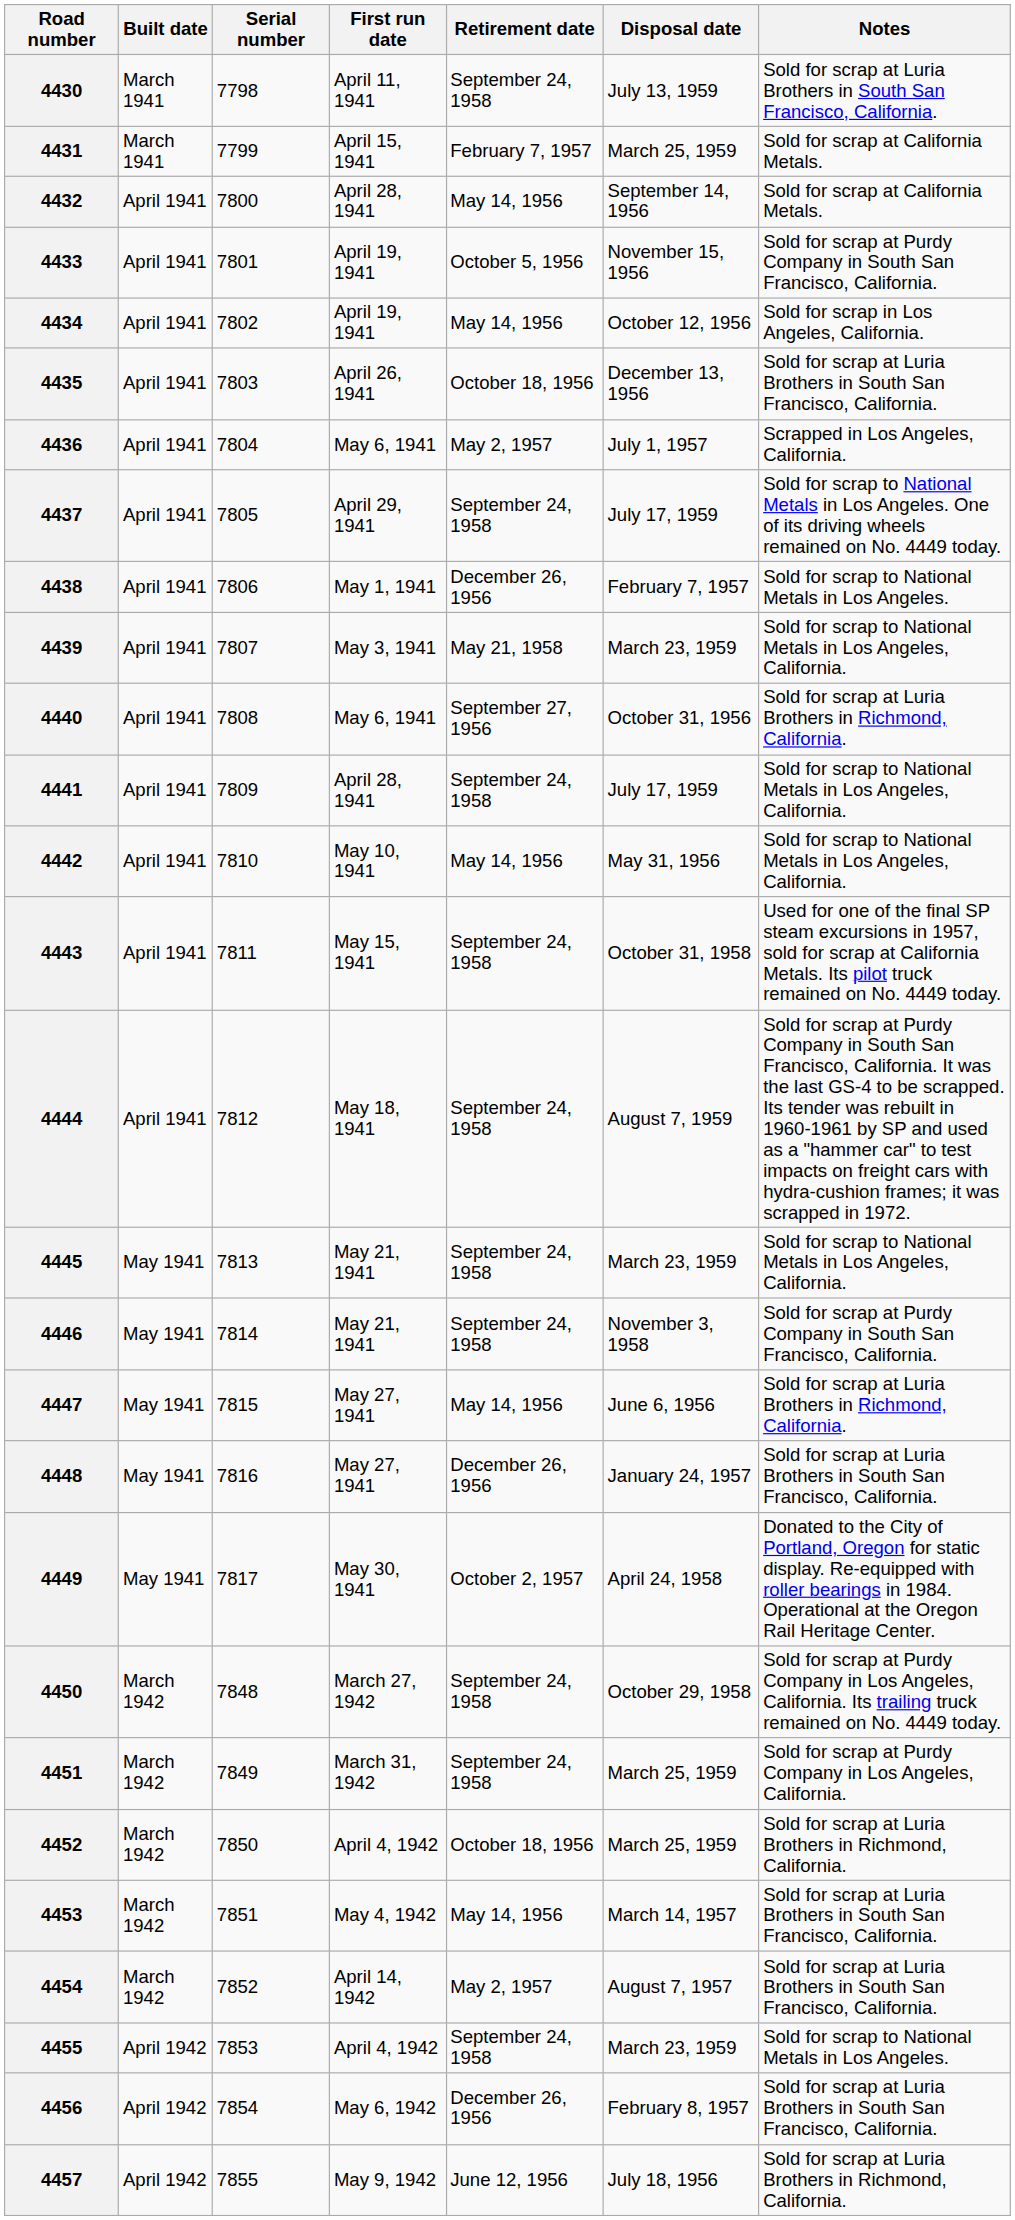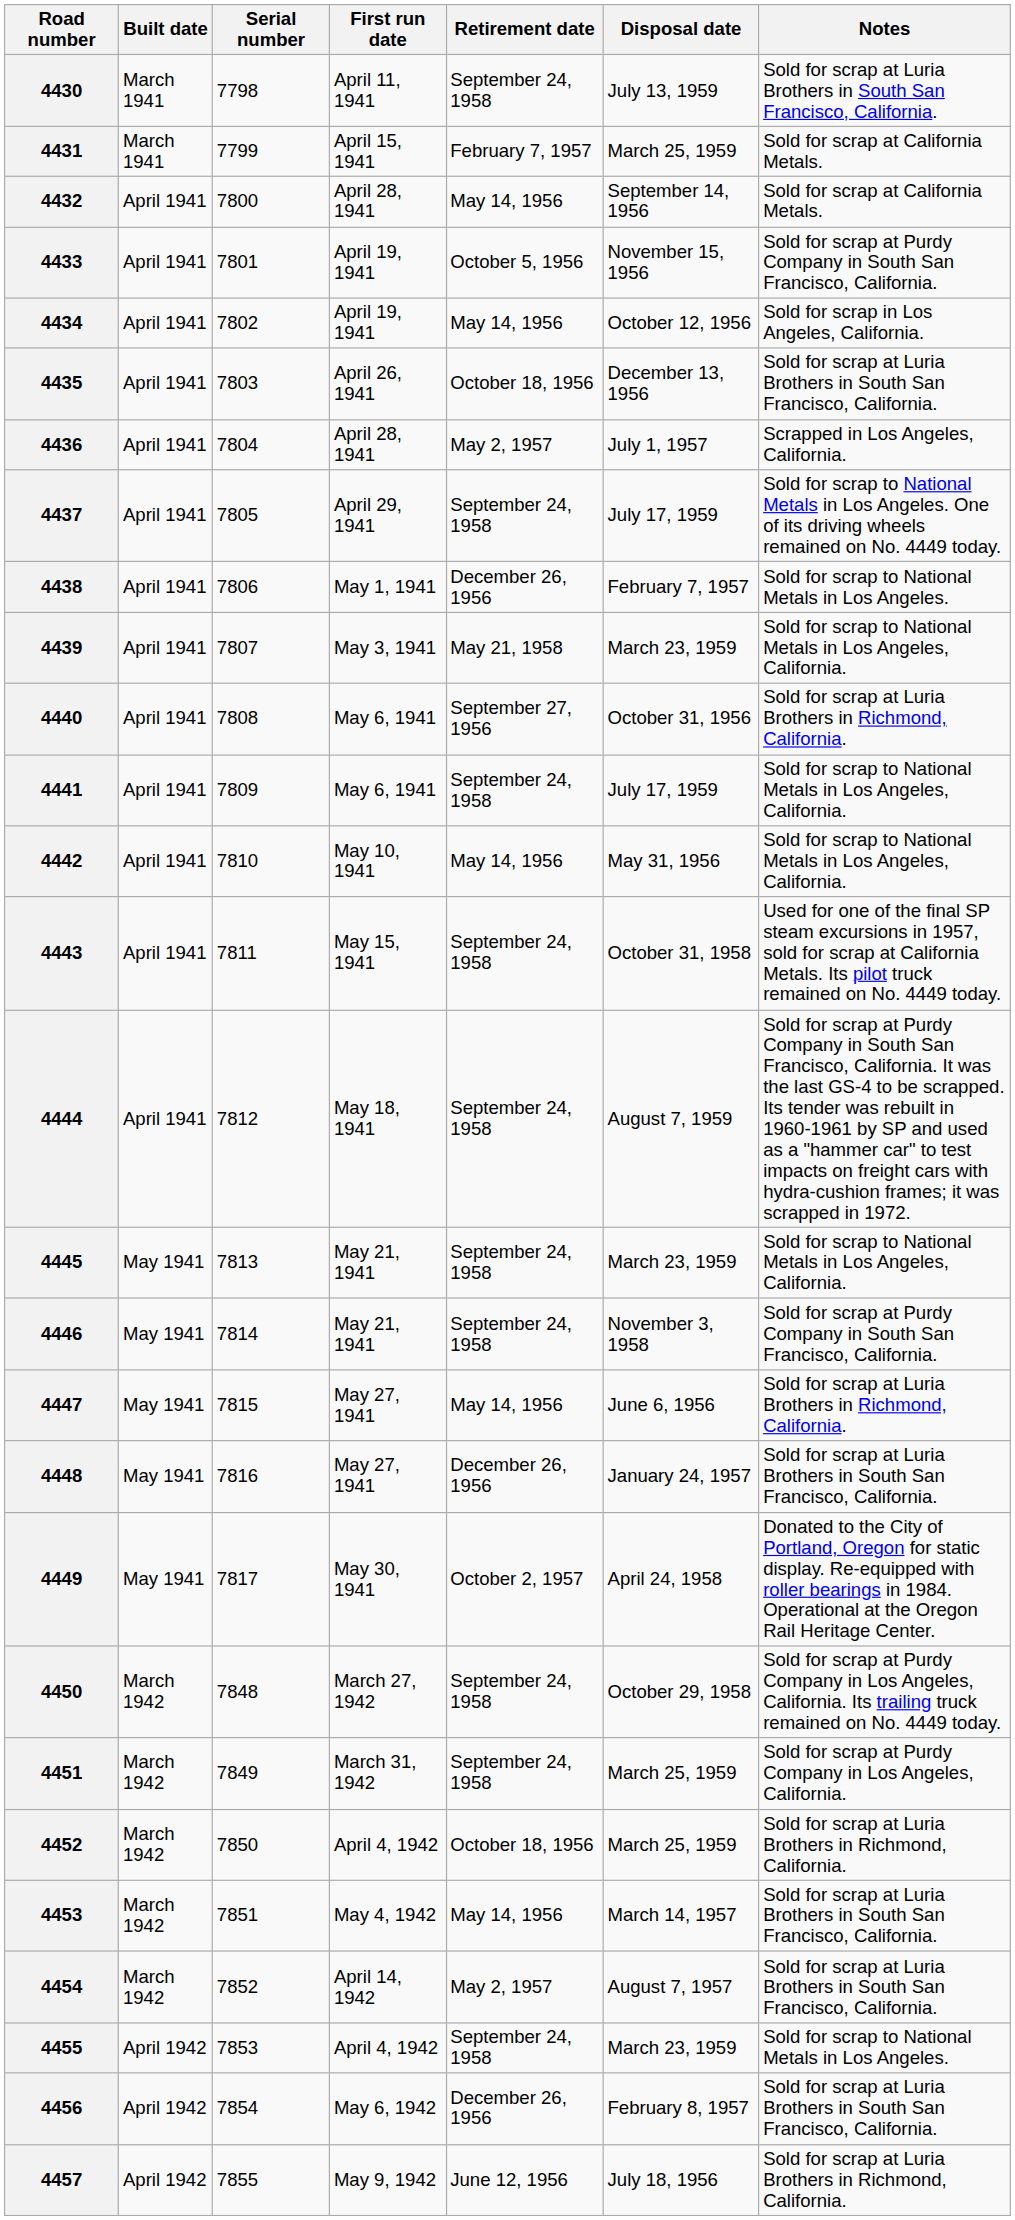(385, 444) May 6, 1941 -> (368, 444) April 28, 1941
(368, 790) April 28, 1941 -> (385, 790) May 6, 1941
